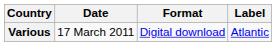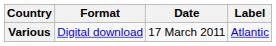columns swapped: (96, 13) <-> (182, 13)
